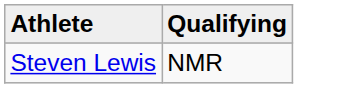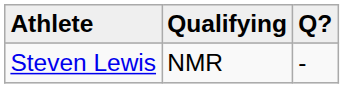+ column: (315, 23)
